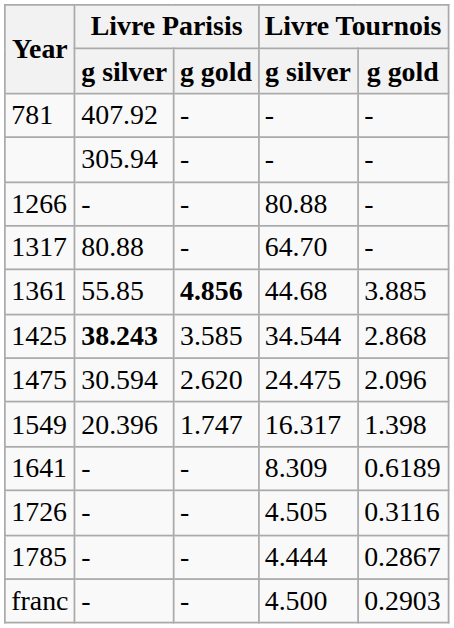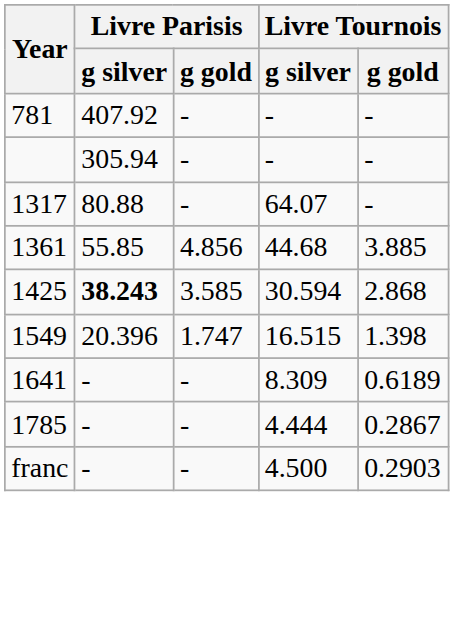- row: (39, 203)
(296, 247) 64.70 -> (296, 203) 64.07
(211, 291) bold -> (211, 247) normal
(303, 335) 34.544 -> (303, 291) 30.594
- row: (39, 379)
(303, 423) 16.317 -> (303, 335) 16.515
- row: (39, 512)
